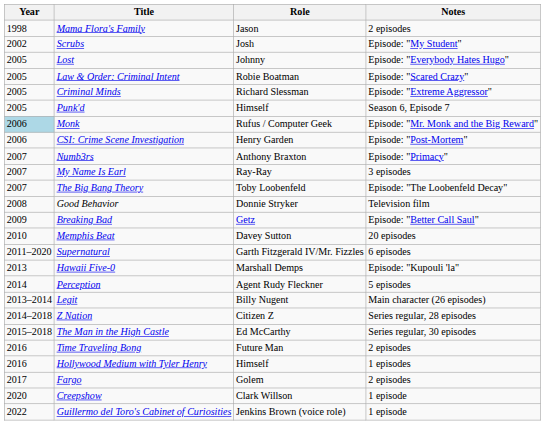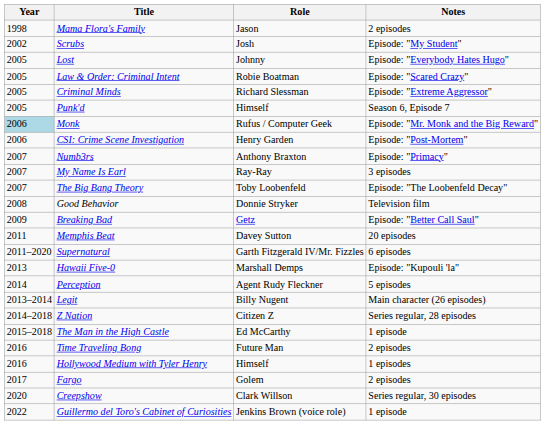(17, 236) 2010 -> (17, 236) 2011
(422, 332) Series regular, 30 episodes -> (388, 332) 1 episode
(388, 396) 1 episode -> (422, 396) Series regular, 30 episodes
